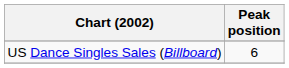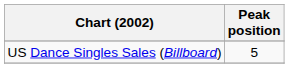(254, 52) 6 -> (254, 52) 5
